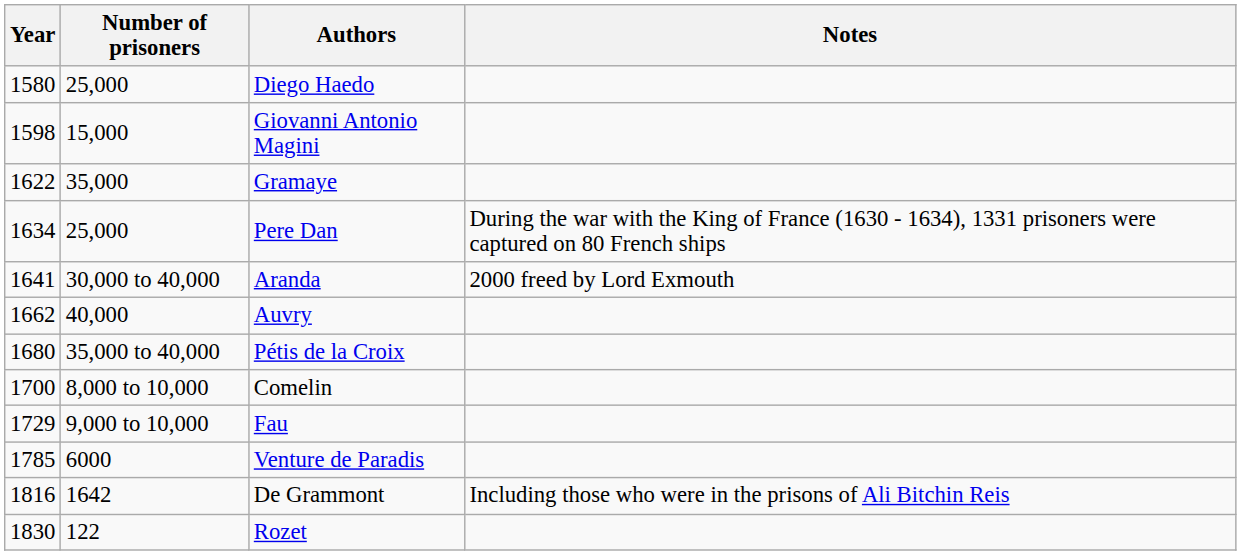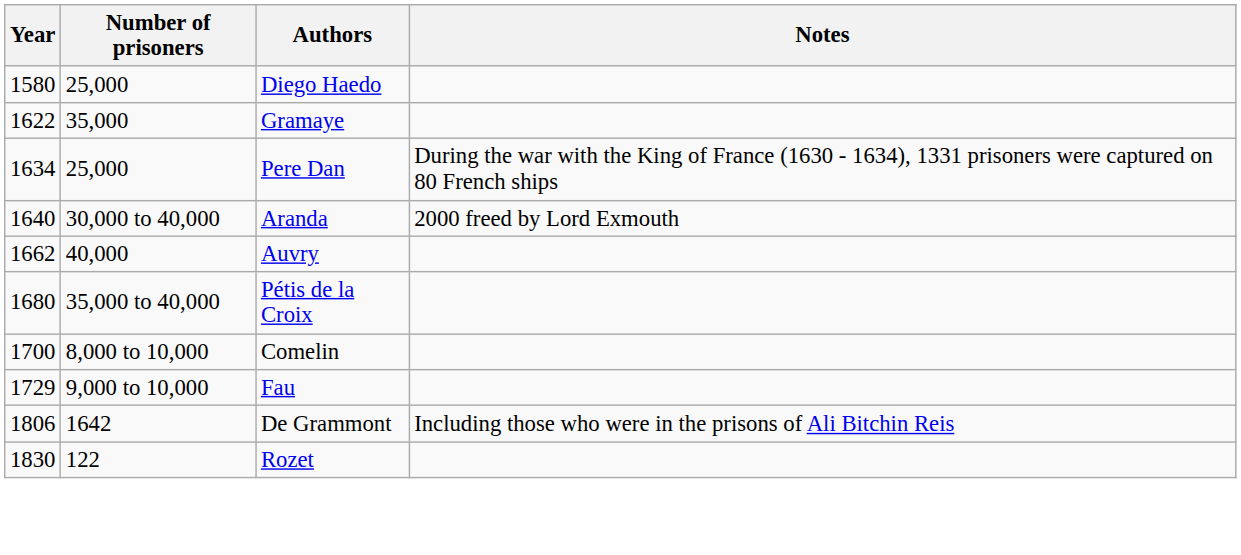- row: (336, 132)
(33, 279) 1641 -> (33, 217) 1640
- row: (339, 459)
(33, 495) 1816 -> (33, 423) 1806
